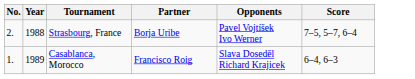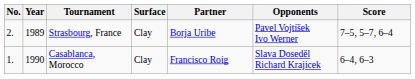+ column: (150, 11)
(35, 33) 1988 -> (35, 33) 1989
(35, 59) 1989 -> (35, 59) 1990
